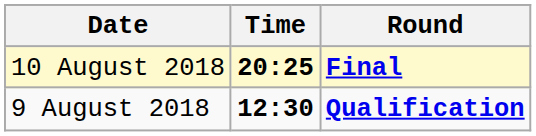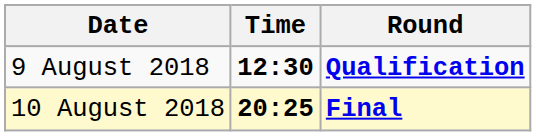rows swapped: (110, 109) <-> (118, 67)
